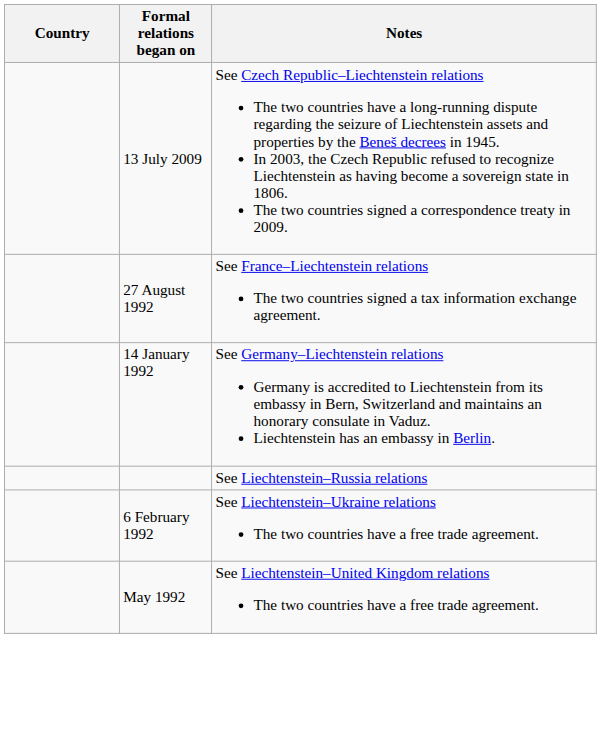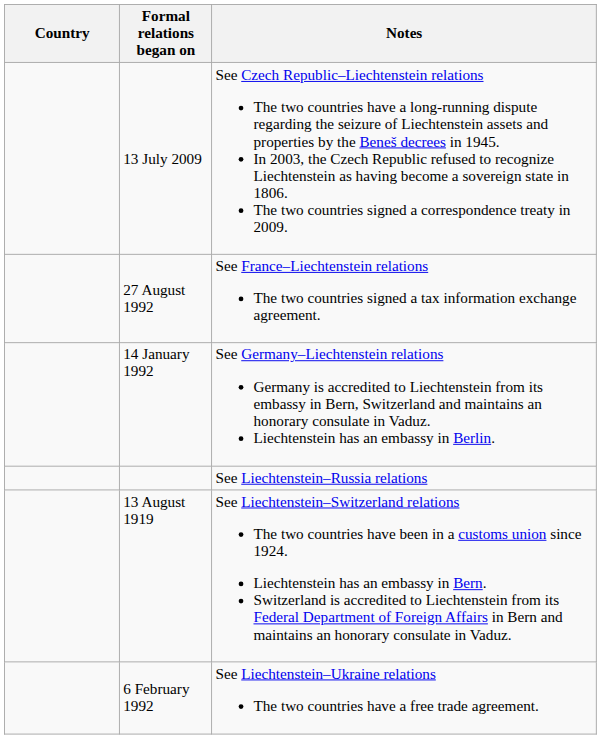+ row: (154, 510)
- row: (154, 597)
